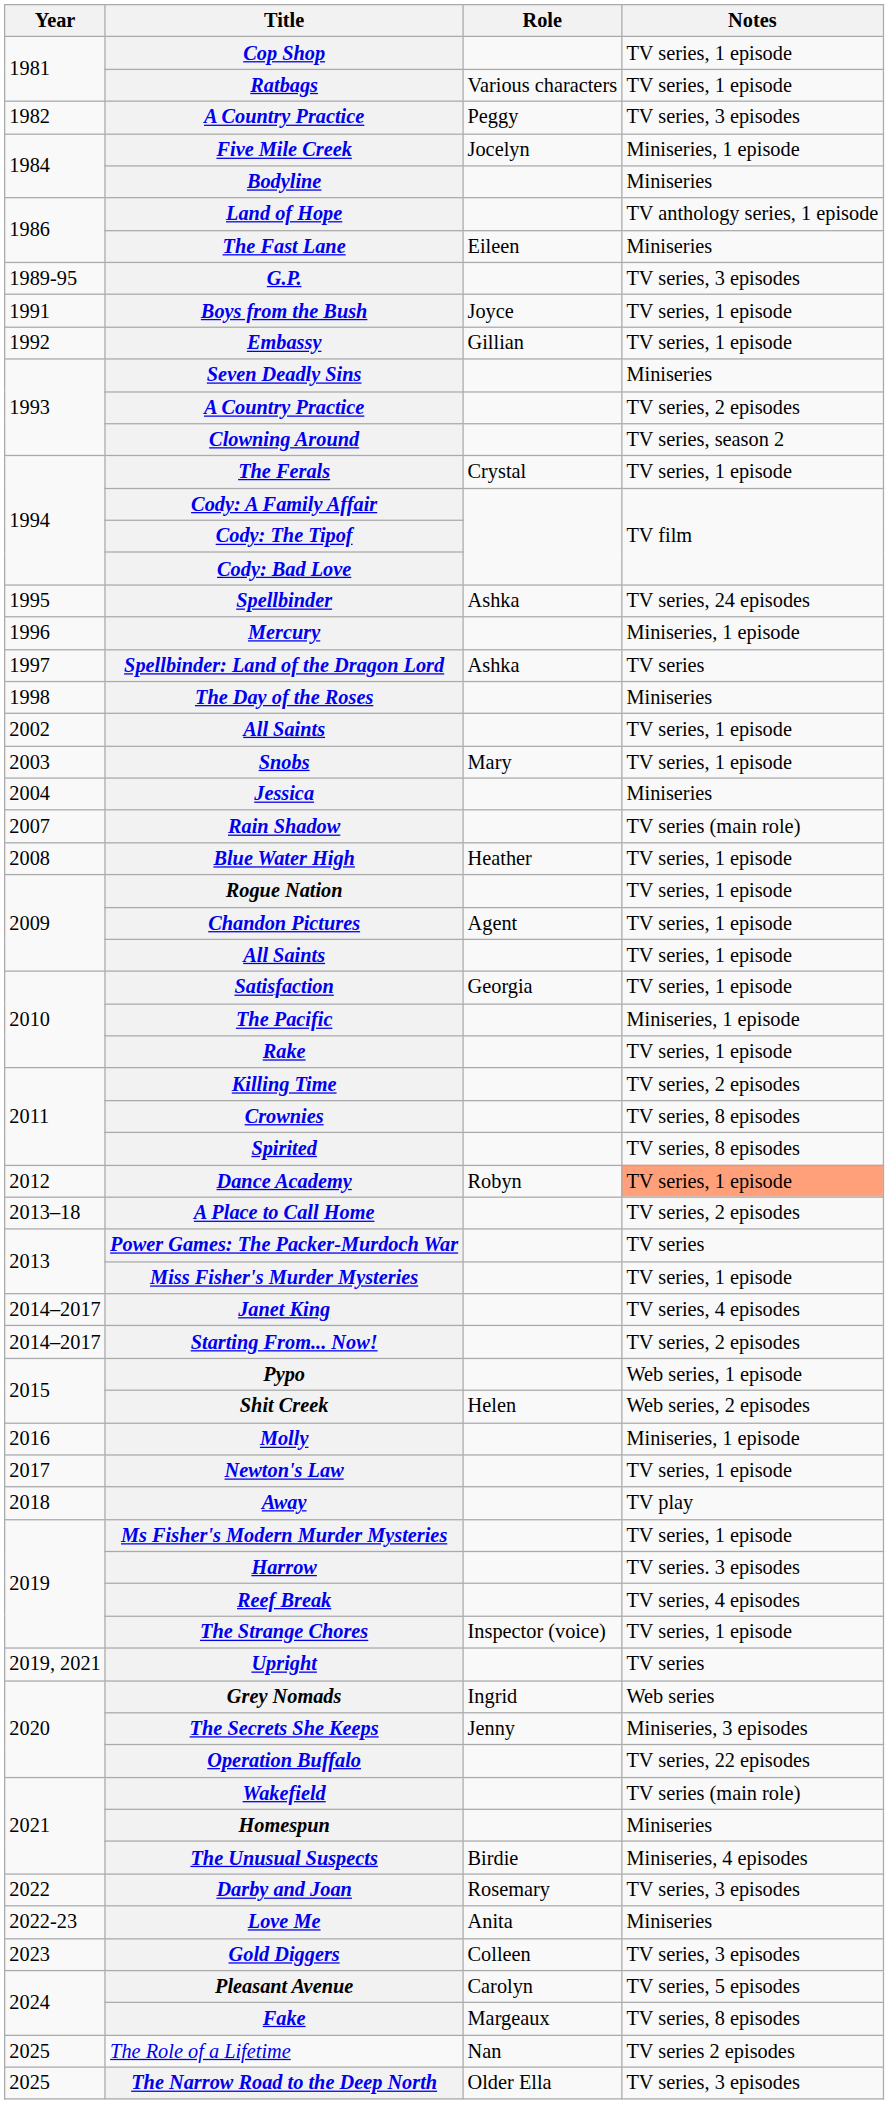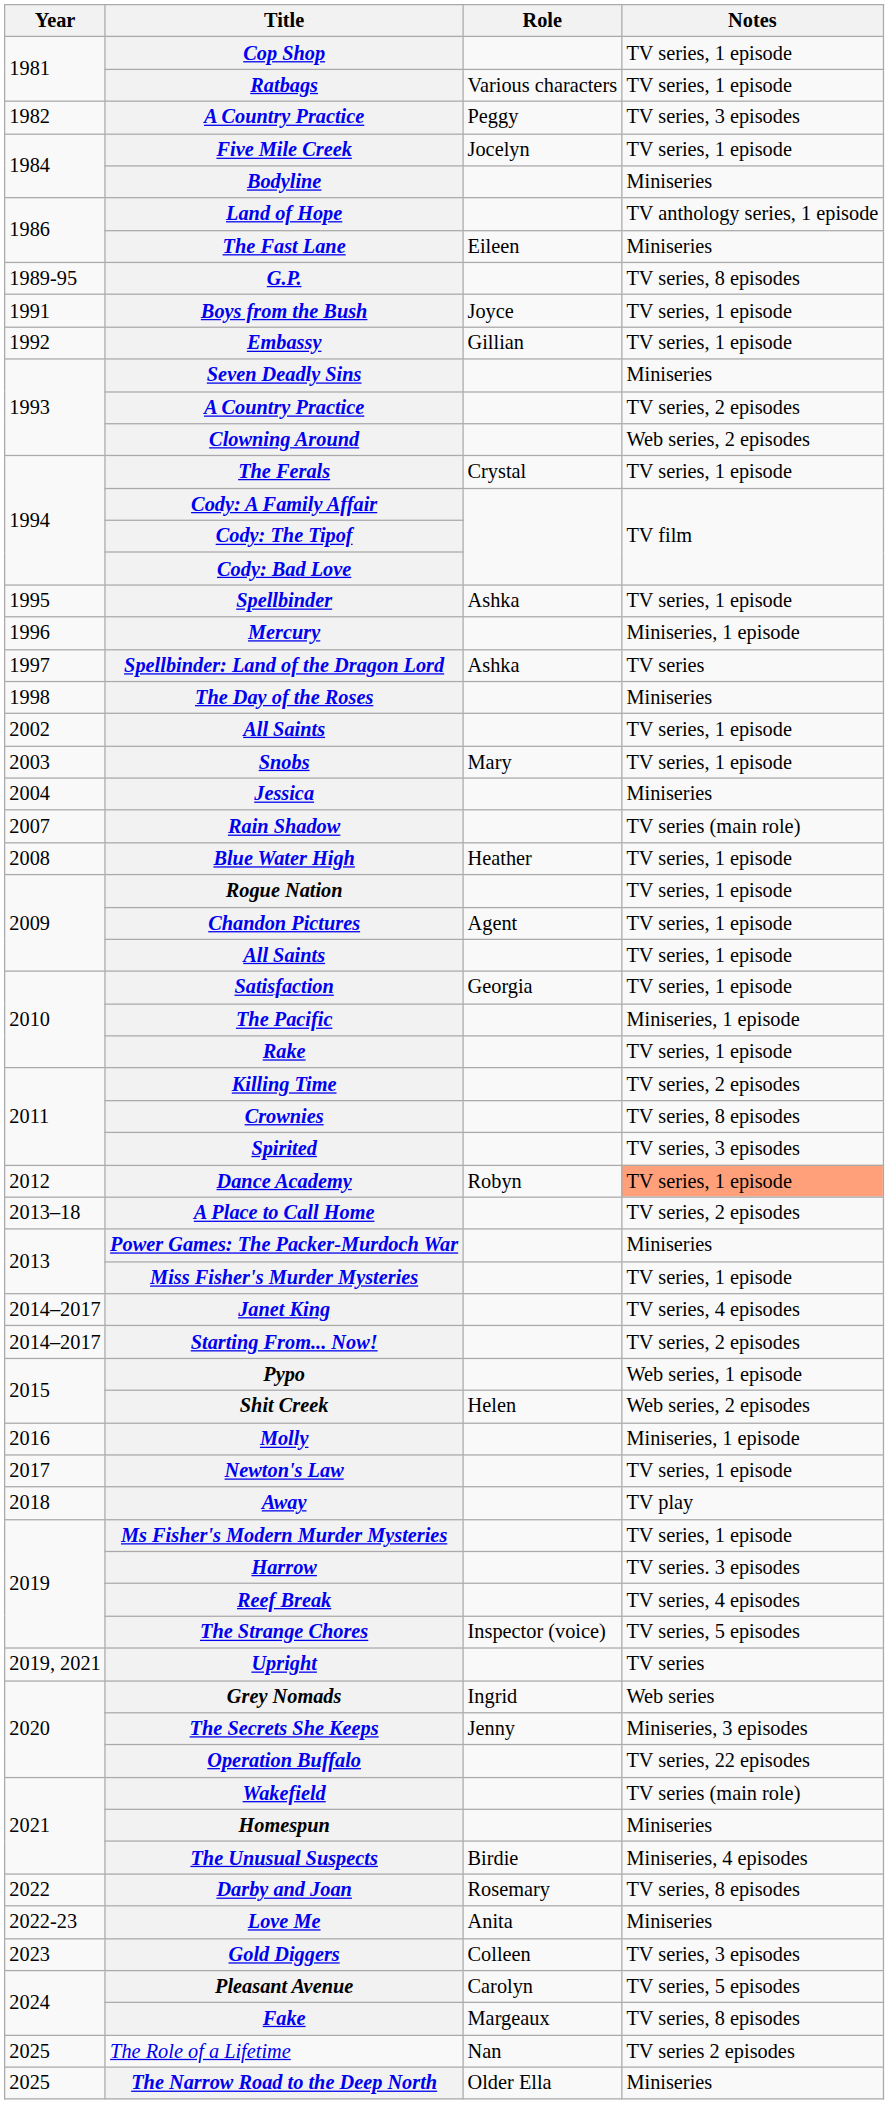(713, 149) Miniseries, 1 episode -> (709, 149) TV series, 1 episode
(713, 278) TV series, 3 episodes -> (713, 278) TV series, 8 episodes
(705, 439) TV series, season 2 -> (718, 439) Web series, 2 episodes
(718, 600) TV series, 24 episodes -> (709, 600) TV series, 1 episode
(713, 1148) TV series, 8 episodes -> (713, 1148) TV series, 3 episodes
(665, 1245) TV series -> (669, 1245) Miniseries
(709, 1631) TV series, 1 episode -> (713, 1631) TV series, 5 episodes
(713, 1889) TV series, 3 episodes -> (713, 1889) TV series, 8 episodes
(713, 2083) TV series, 3 episodes -> (669, 2083) Miniseries
